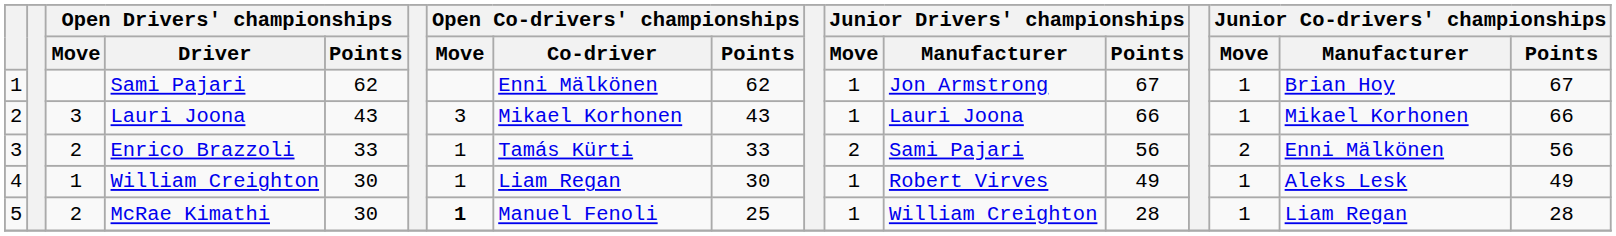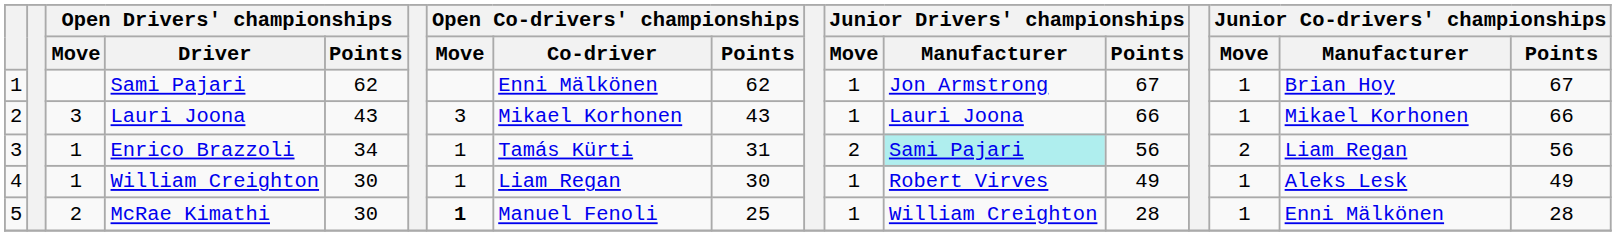(76, 150) 2 -> (76, 150) 1
(366, 150) 33 -> (366, 150) 34
(758, 150) 33 -> (758, 150) 31
(956, 150) no background -> (956, 150) paleturquoise background
(1364, 150) Enni Mälkönen -> (1346, 150) Liam Regan
(1346, 214) Liam Regan -> (1364, 214) Enni Mälkönen
